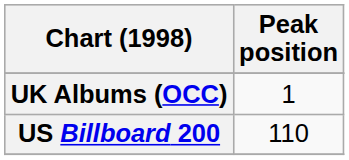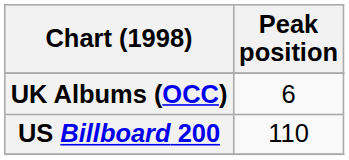(289, 93) 1 -> (289, 93) 6
